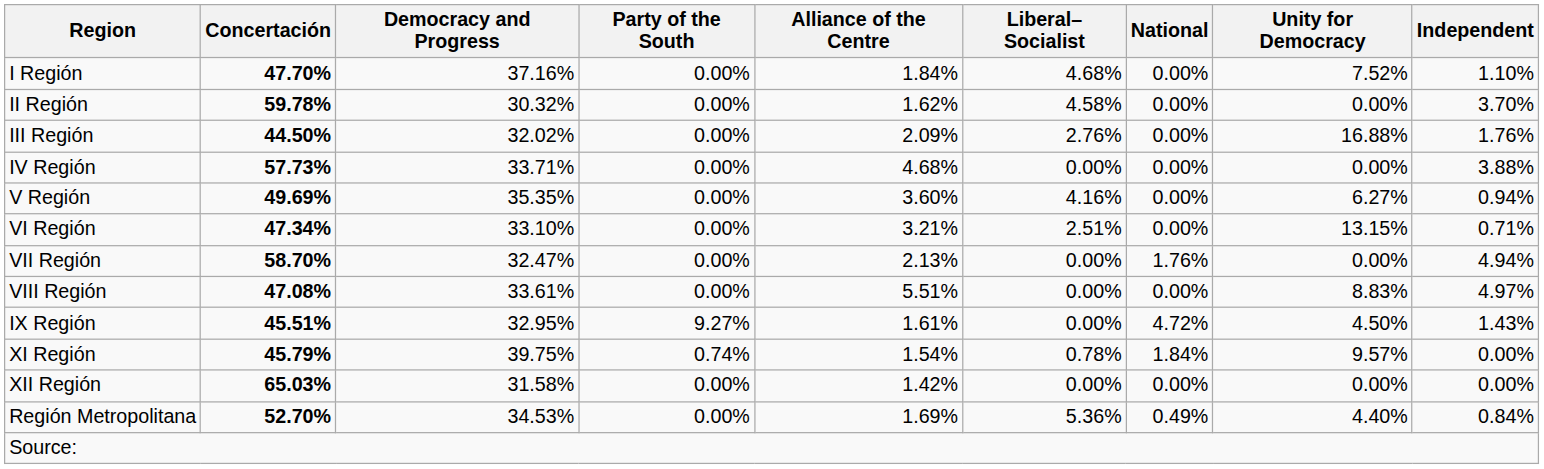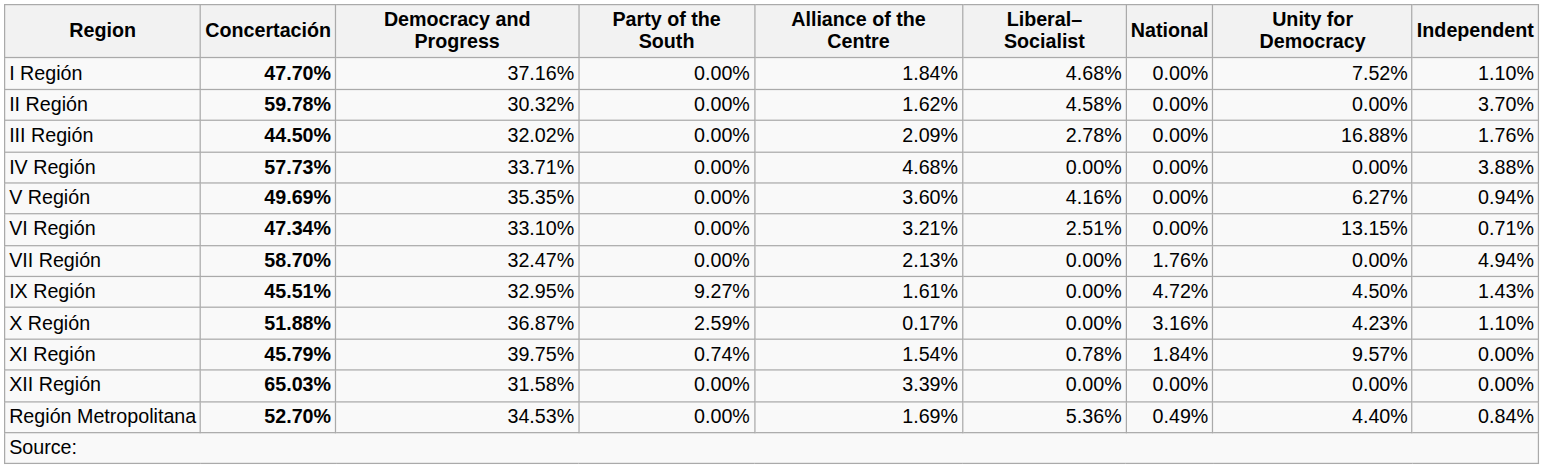(1094, 135) 2.76% -> (1094, 135) 2.78%
- row: (58, 291)
+ row: (50, 323)
(930, 385) 1.42% -> (930, 385) 3.39%
